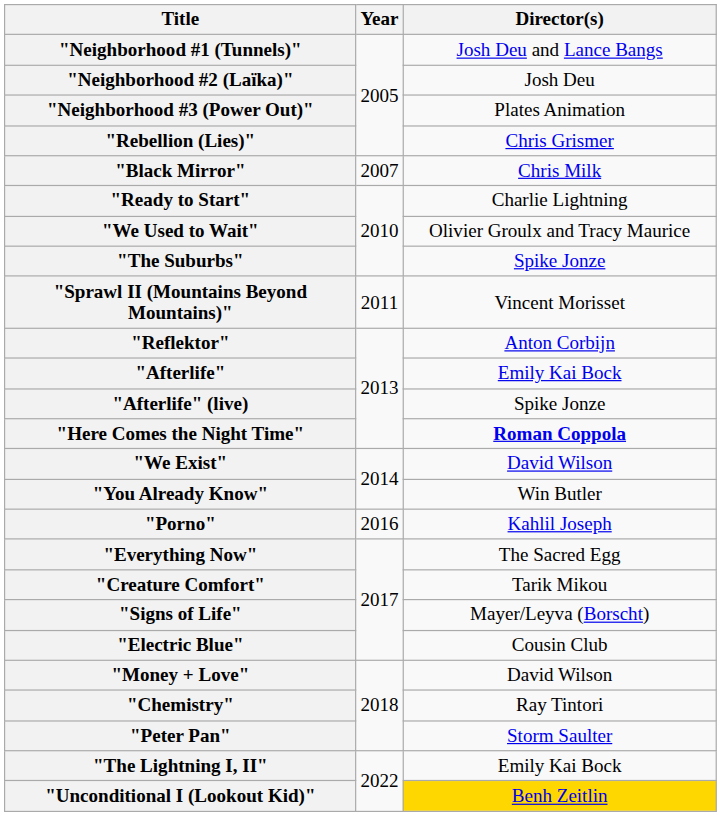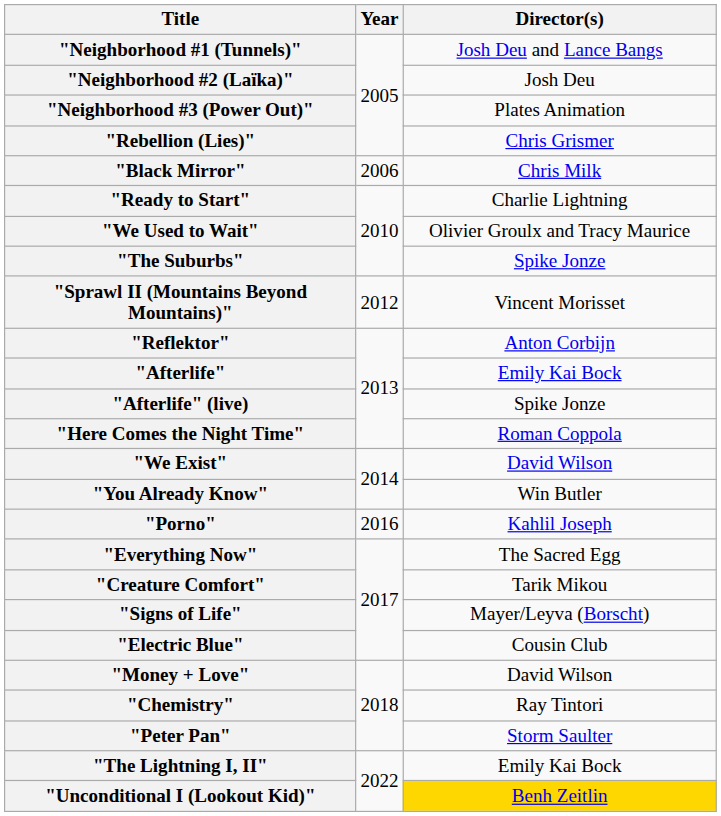(380, 170) 2007 -> (380, 170) 2006
(380, 302) 2011 -> (380, 302) 2012
(560, 433) bold -> (560, 433) normal
